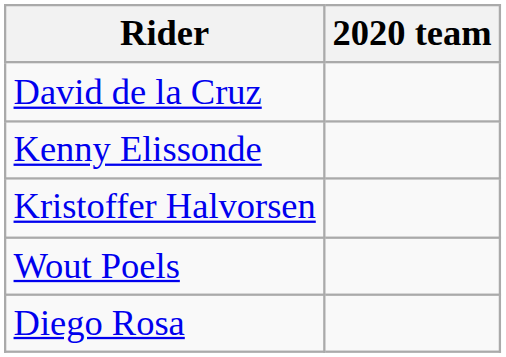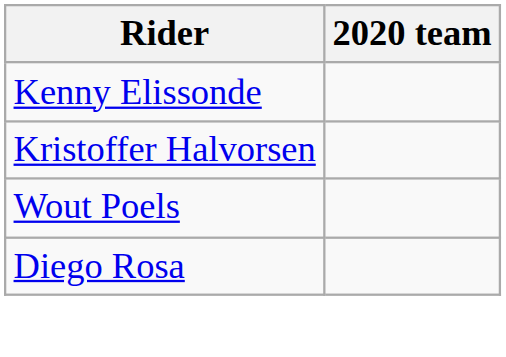- row: (138, 91)
